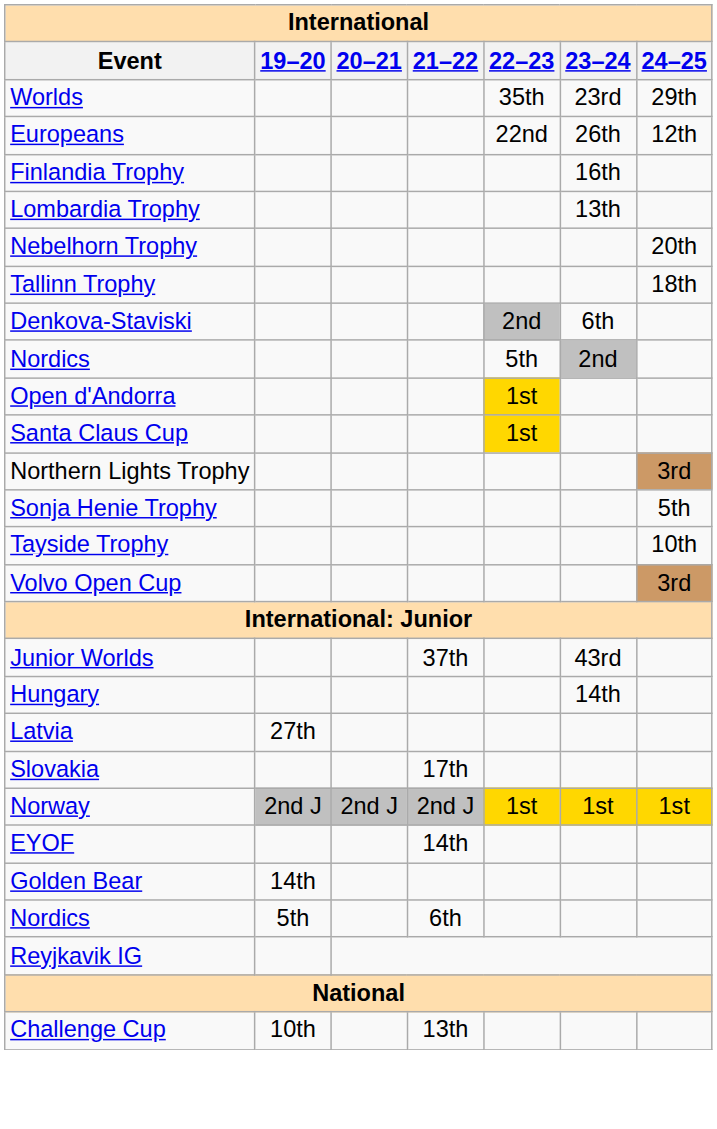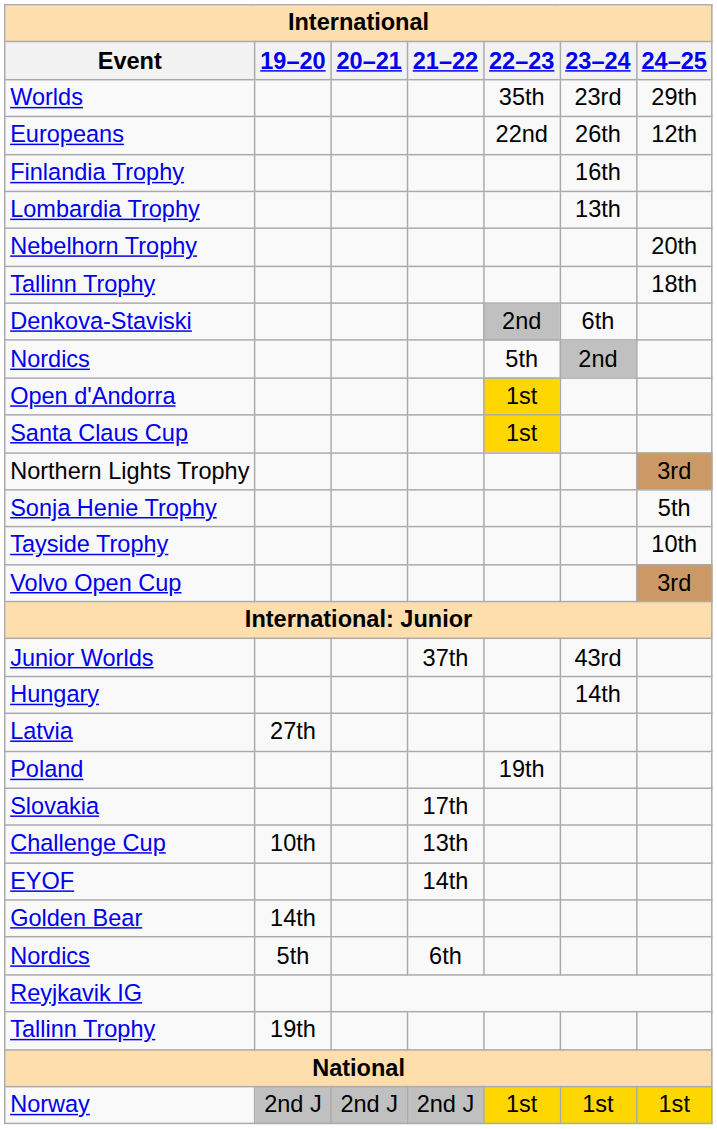+ row: (47, 769)
rows swapped: (88, 1030) <-> (50, 806)
+ row: (83, 1030)
